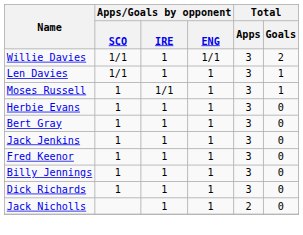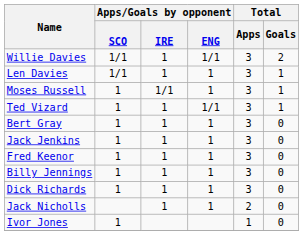+ row: (37, 107)
- row: (43, 107)
+ row: (37, 223)
